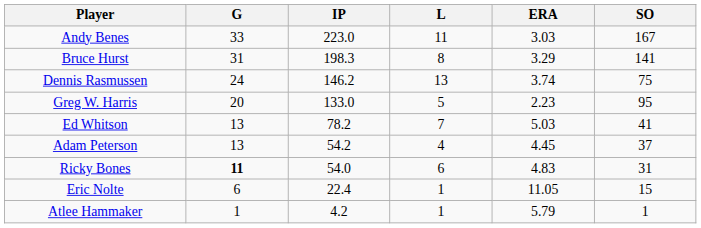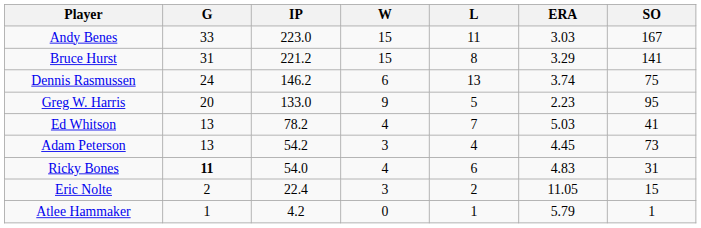+ column: (385, 15)
(339, 59) 198.3 -> (296, 59) 221.2
(645, 146) 37 -> (652, 146) 73
(237, 189) 6 -> (207, 189) 2
(441, 189) 1 -> (474, 189) 2
